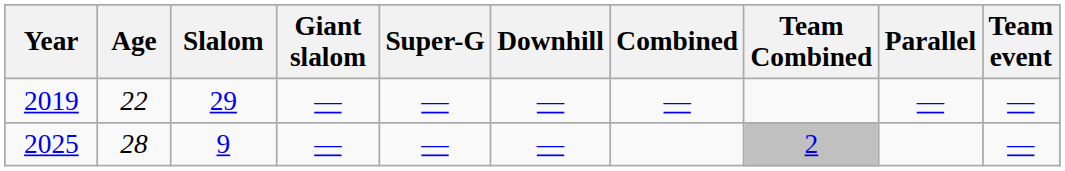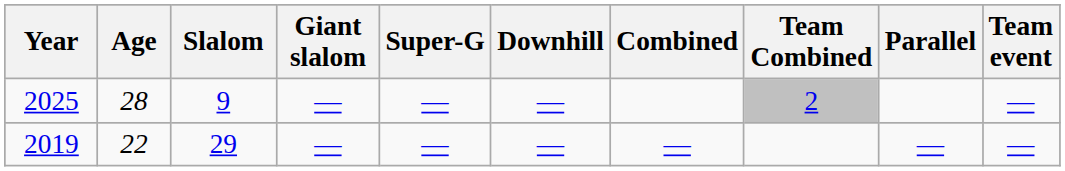rows swapped: (51, 100) <-> (51, 143)
